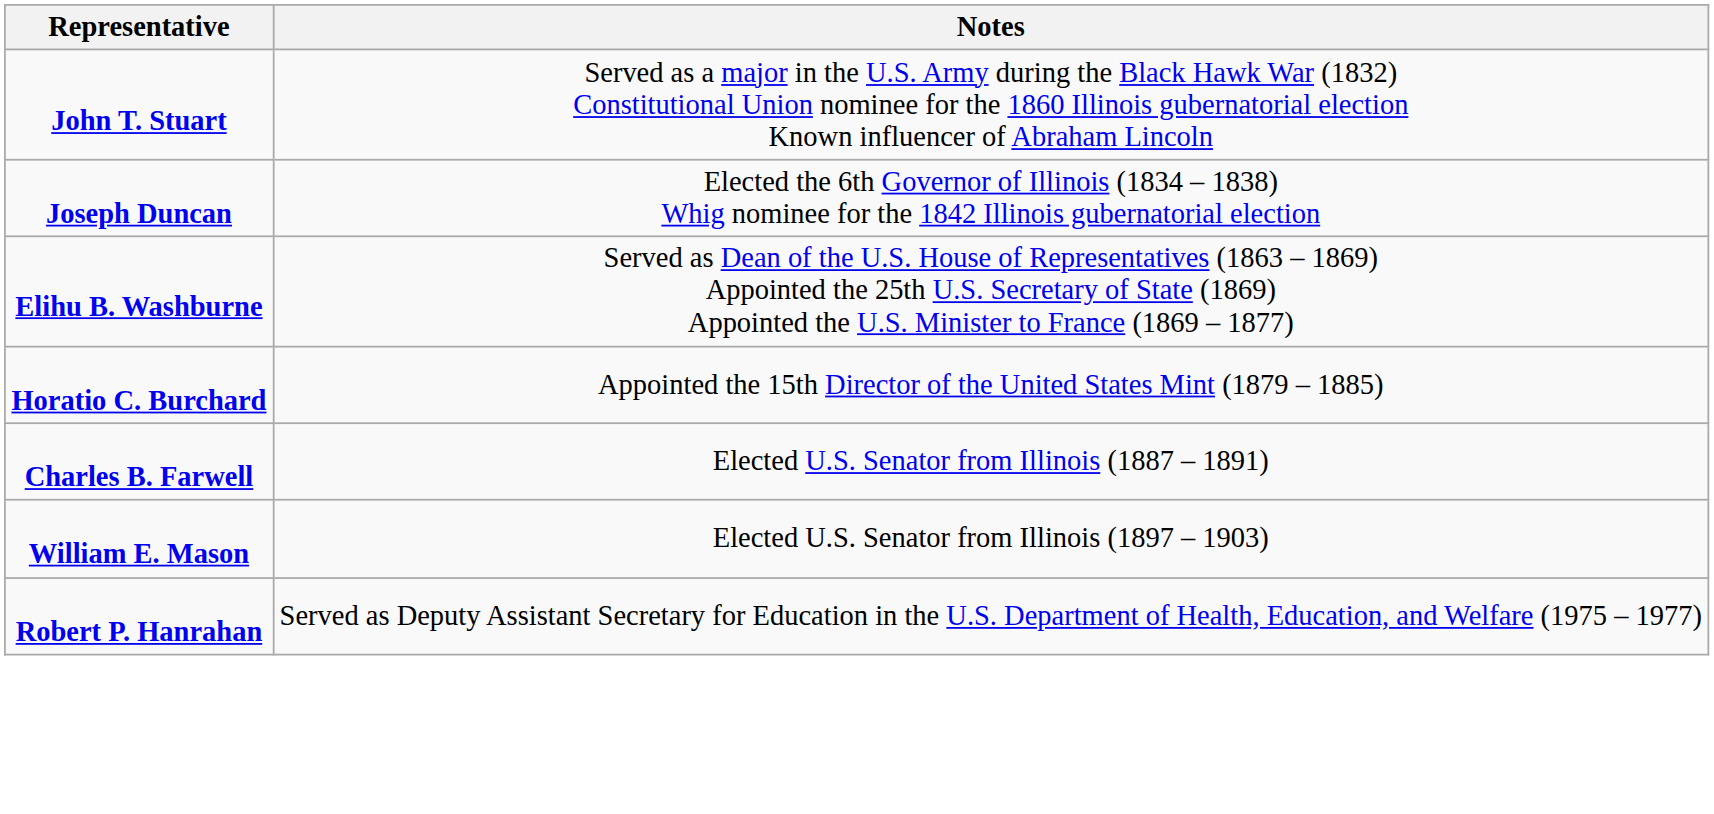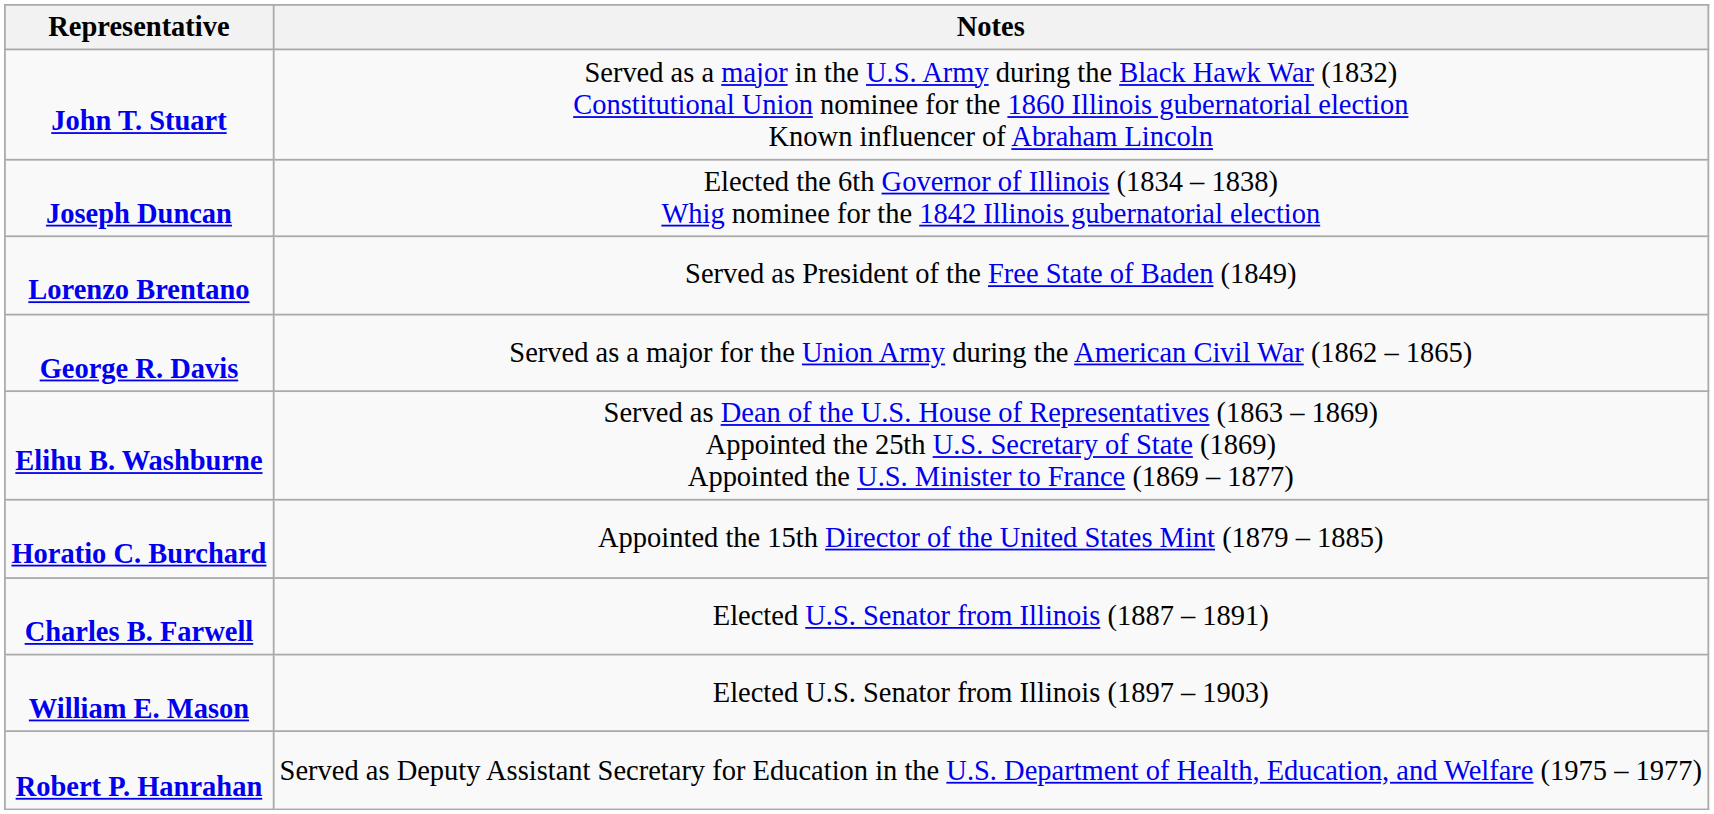+ row: (139, 290)
+ row: (139, 367)
